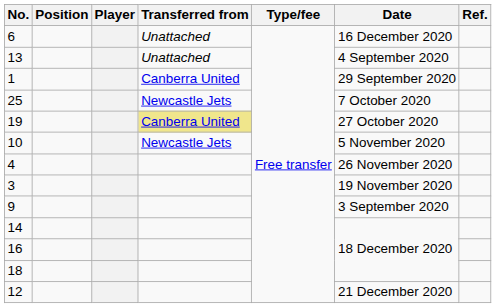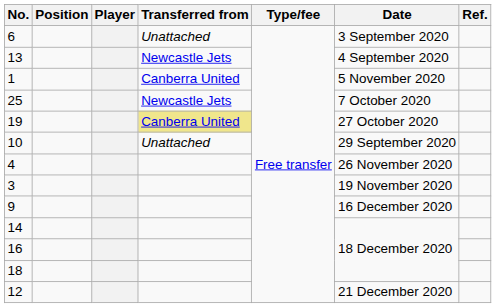(395, 36) 16 December 2020 -> (393, 36) 3 September 2020
(176, 57) Unattached -> (186, 57) Newcastle Jets
(397, 79) 29 September 2020 -> (391, 79) 5 November 2020
(186, 143) Newcastle Jets -> (176, 143) Unattached
(391, 143) 5 November 2020 -> (397, 143) 29 September 2020
(393, 206) 3 September 2020 -> (395, 206) 16 December 2020
